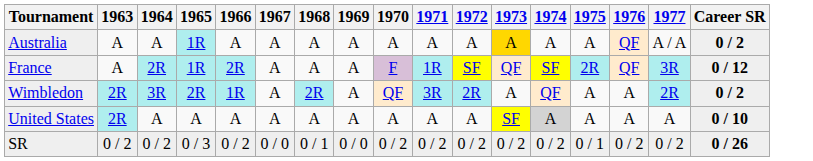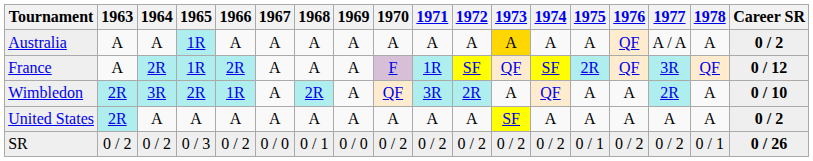+ column: (710, 17)
(730, 93) 0 / 2 -> (769, 93) 0 / 10
(550, 118) lightgrey background -> (550, 118) no background
(730, 118) 0 / 10 -> (769, 118) 0 / 2
